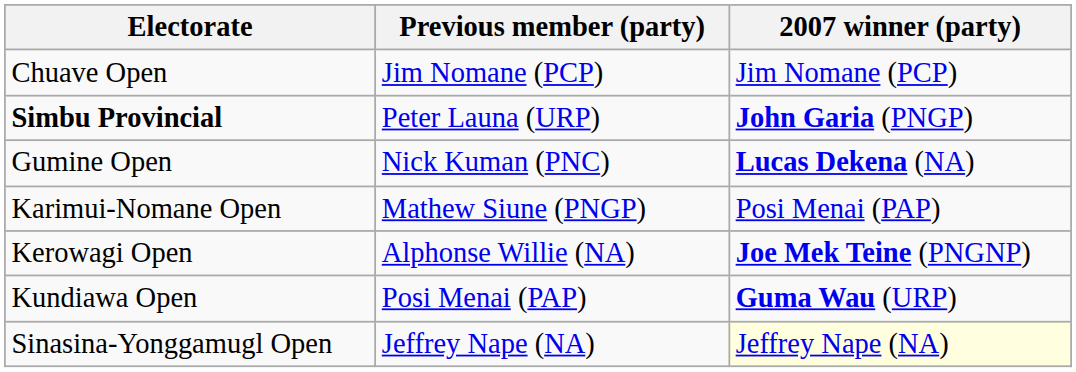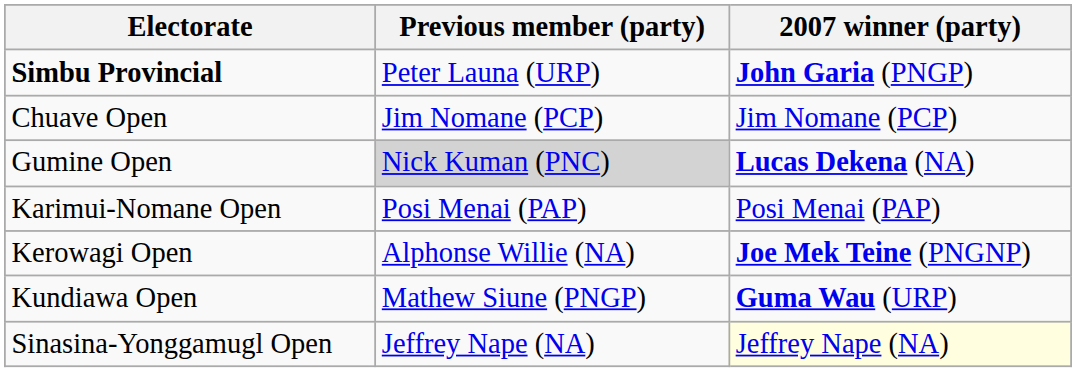rows swapped: (117, 117) <-> (89, 72)
(496, 162) no background -> (496, 162) lightgrey background
(514, 207) Mathew Siune (PNGP) -> (484, 207) Posi Menai (PAP)
(484, 298) Posi Menai (PAP) -> (514, 298) Mathew Siune (PNGP)
